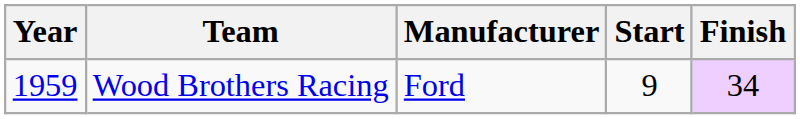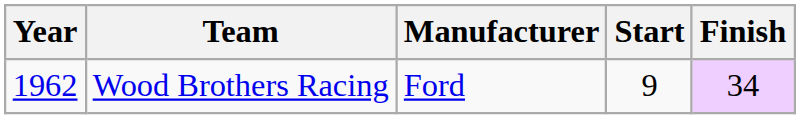(45, 85) 1959 -> (45, 85) 1962
